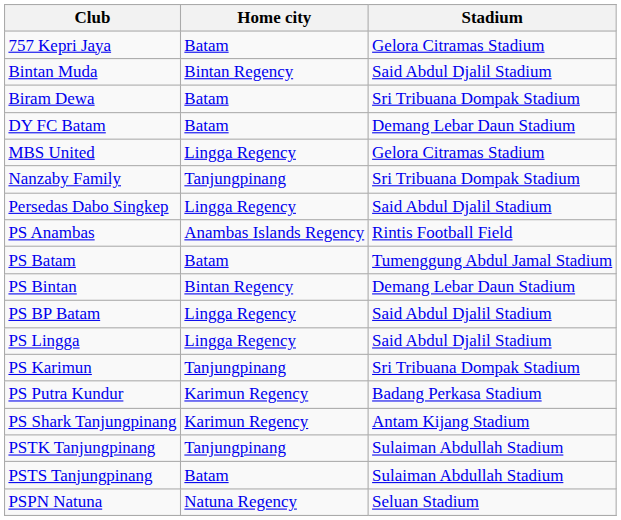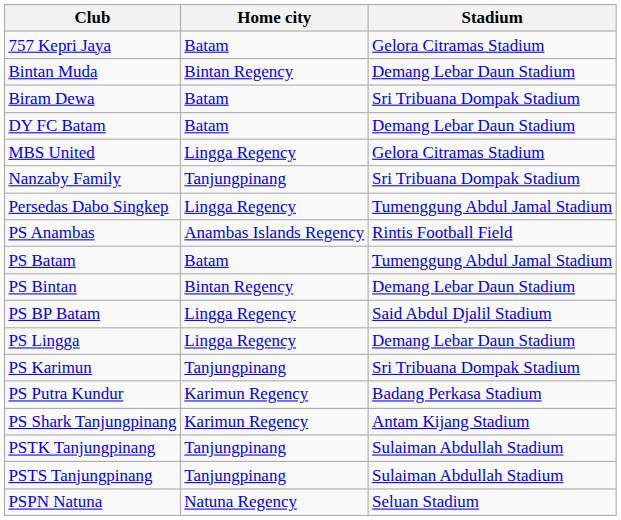(462, 71) Said Abdul Djalil Stadium -> (474, 71) Demang Lebar Daun Stadium
(462, 206) Said Abdul Djalil Stadium -> (492, 206) Tumenggung Abdul Jamal Stadium
(462, 340) Said Abdul Djalil Stadium -> (474, 340) Demang Lebar Daun Stadium
(207, 475) Batam -> (235, 475) Tanjungpinang
